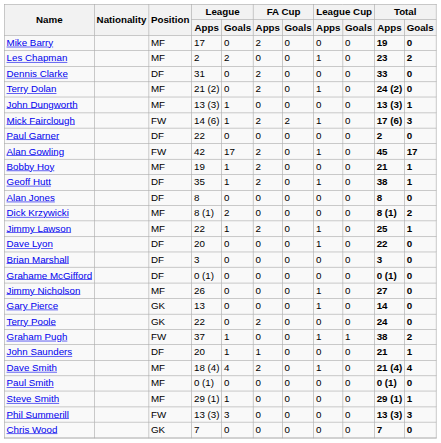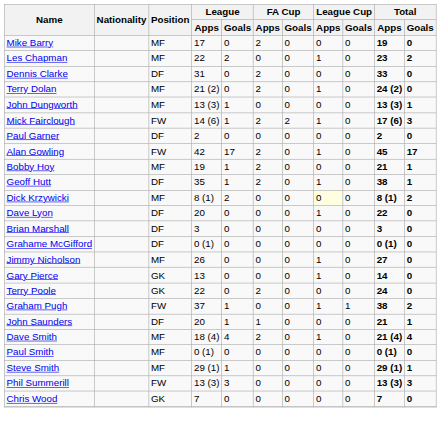(197, 58) 2 -> (199, 58) 22
(199, 136) 22 -> (197, 136) 2
- row: (31, 197)
(319, 213) no background -> (319, 197) lightyellow background
- row: (39, 228)
